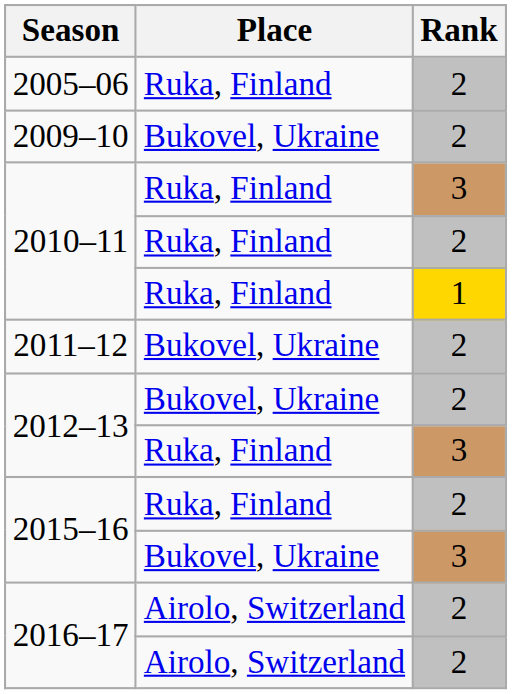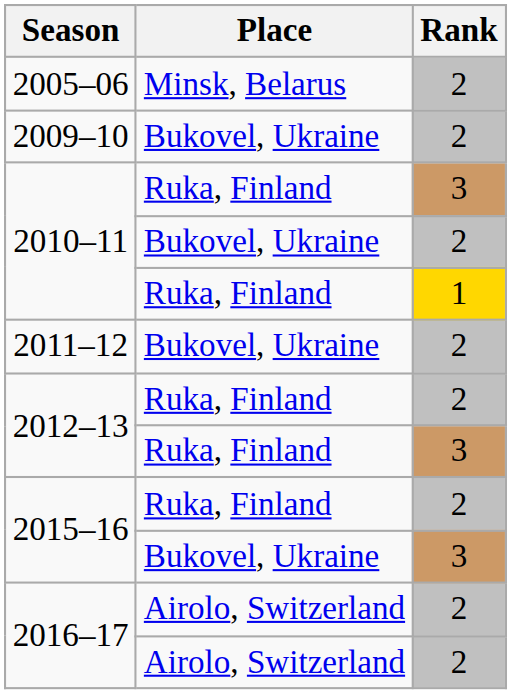(238, 83) Ruka, Finland -> (245, 83) Minsk, Belarus
(238, 240) Ruka, Finland -> (262, 240) Bukovel, Ukraine
(262, 398) Bukovel, Ukraine -> (238, 398) Ruka, Finland
